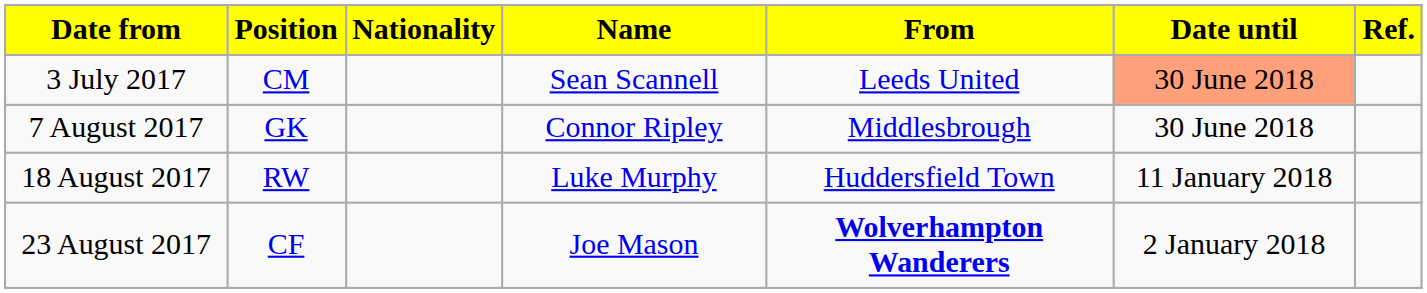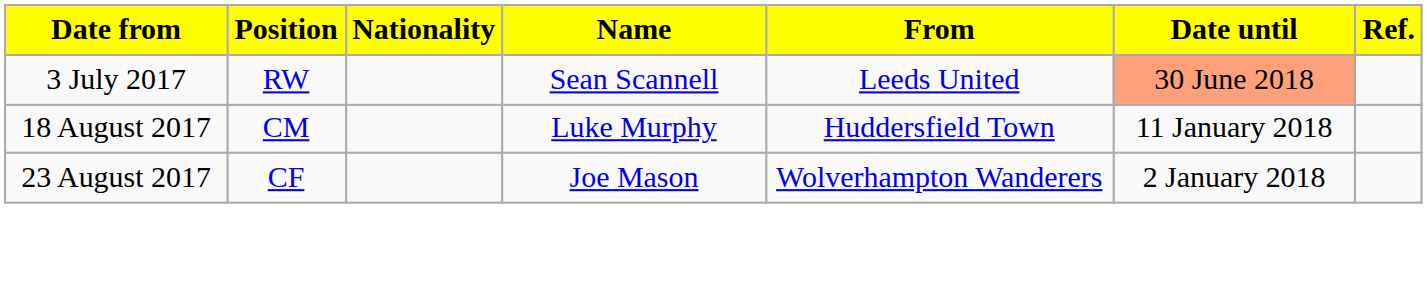(286, 78) CM -> (286, 78) RW
- row: (116, 128)
(286, 177) RW -> (286, 128) CM
(939, 244) bold -> (939, 177) normal
